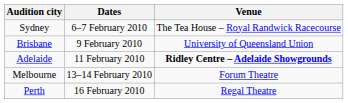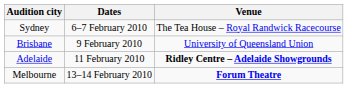(249, 75) normal -> (249, 75) bold
- row: (34, 91)
